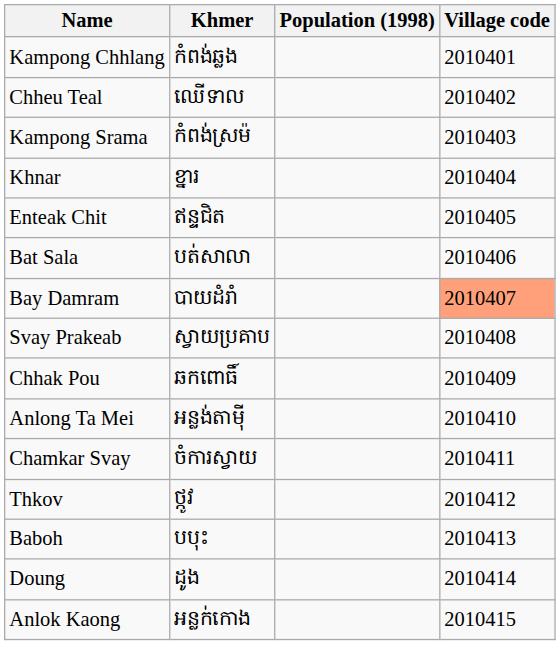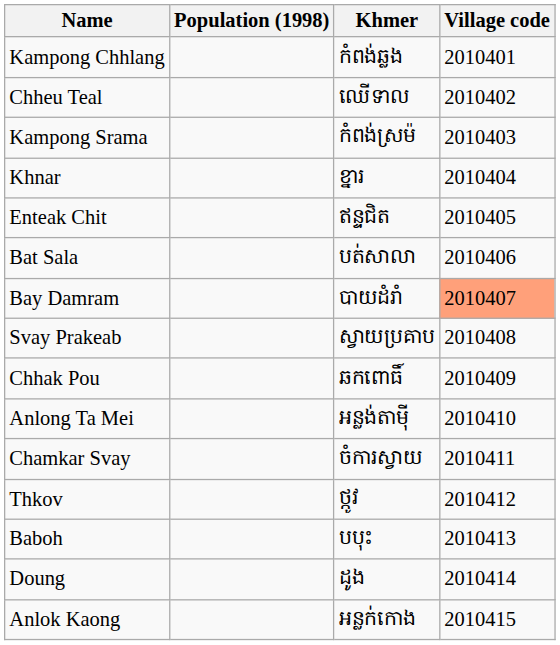columns swapped: (222, 20) <-> (357, 20)
